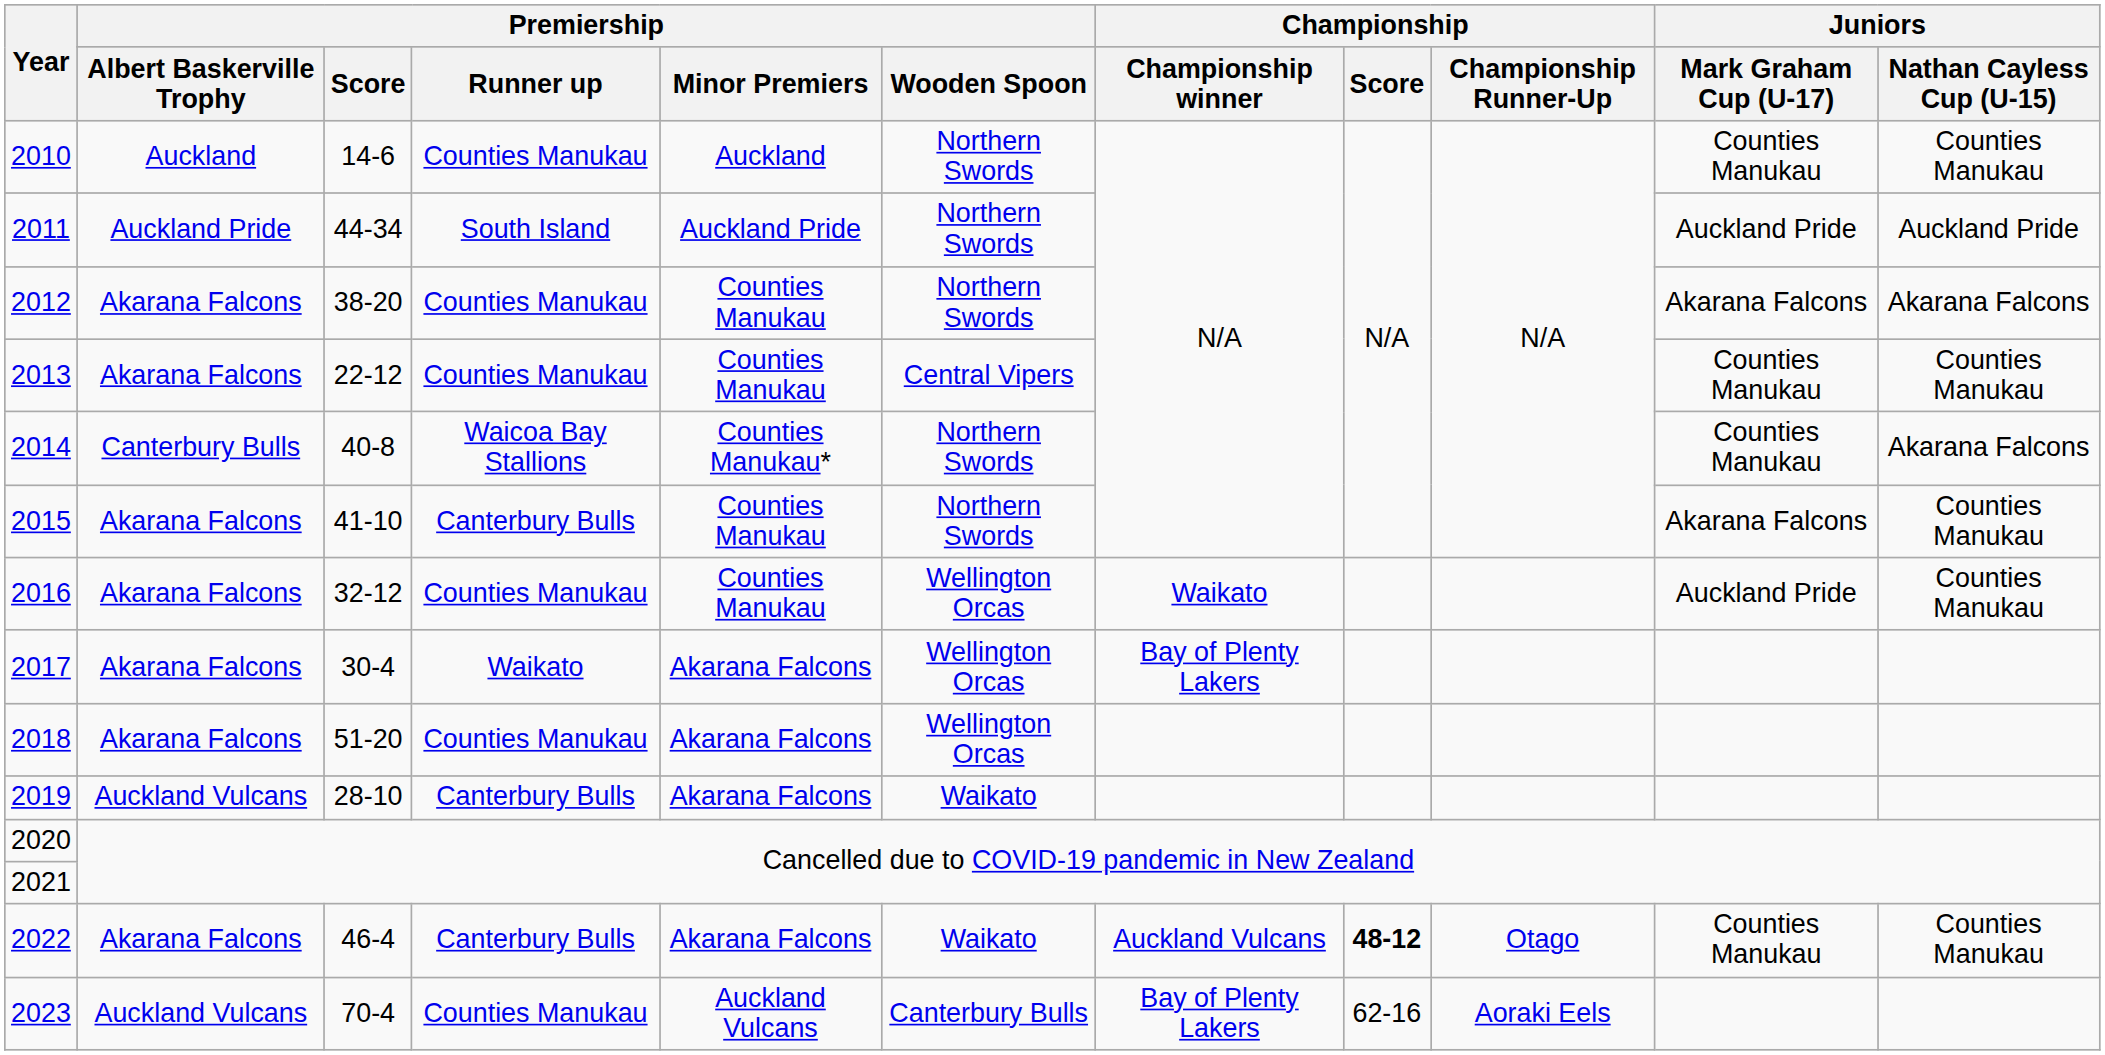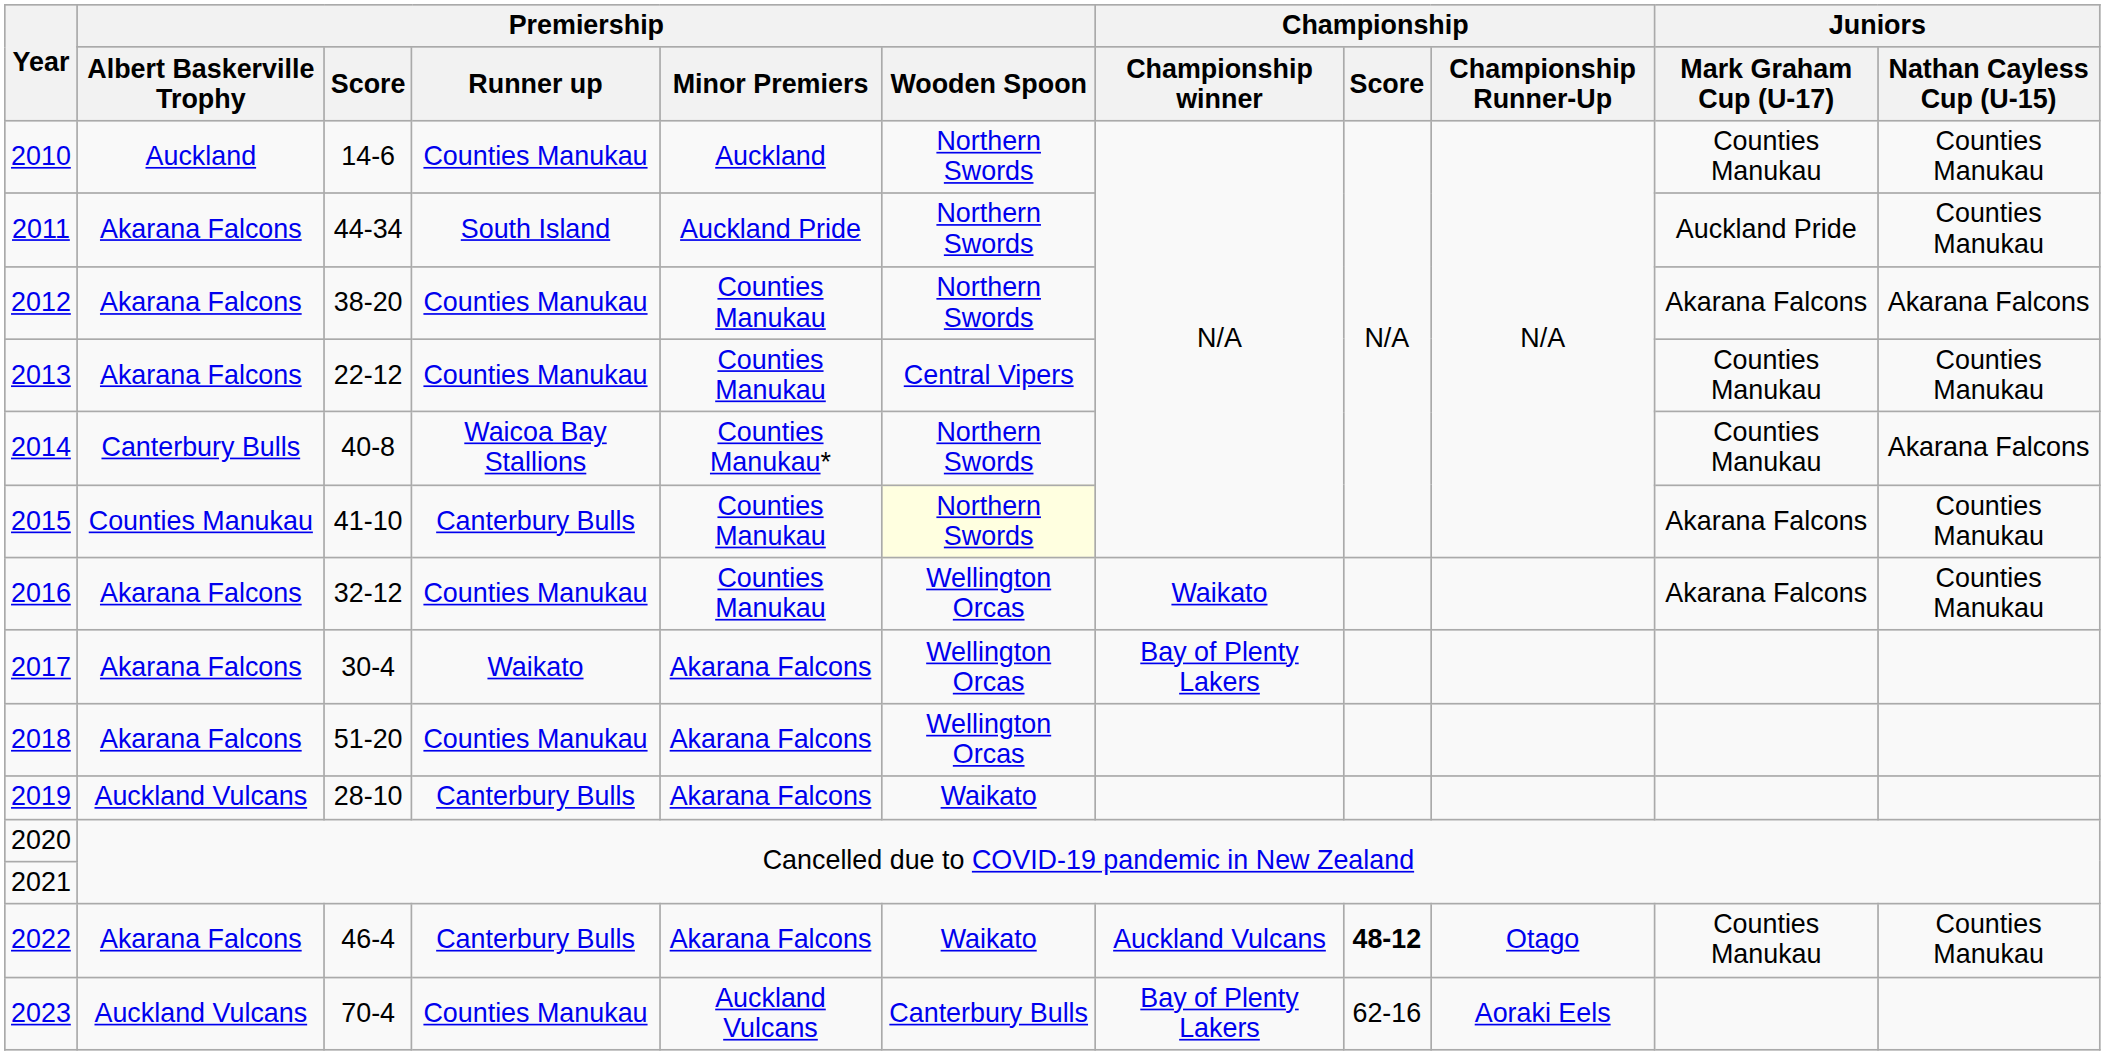(201, 229) Auckland Pride -> (201, 229) Akarana Falcons
(1989, 229) Auckland Pride -> (1989, 229) Counties Manukau
(201, 520) Akarana Falcons -> (201, 520) Counties Manukau
(989, 520) no background -> (989, 520) lightyellow background
(1766, 593) Auckland Pride -> (1766, 593) Akarana Falcons
